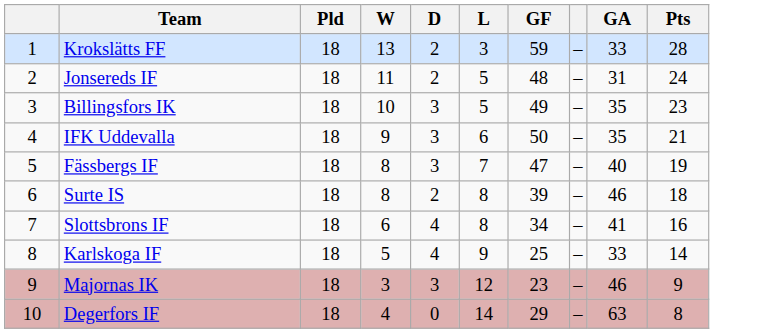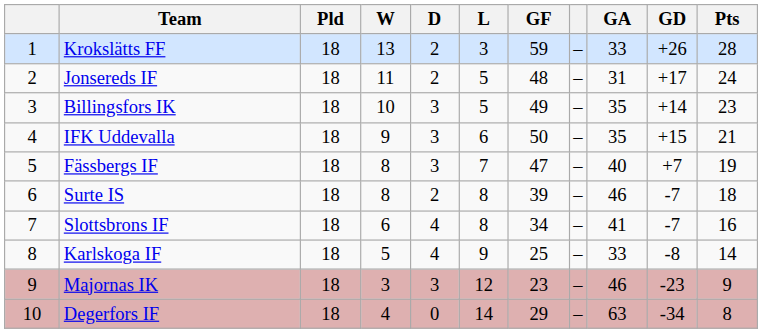+ column: (672, 19)
